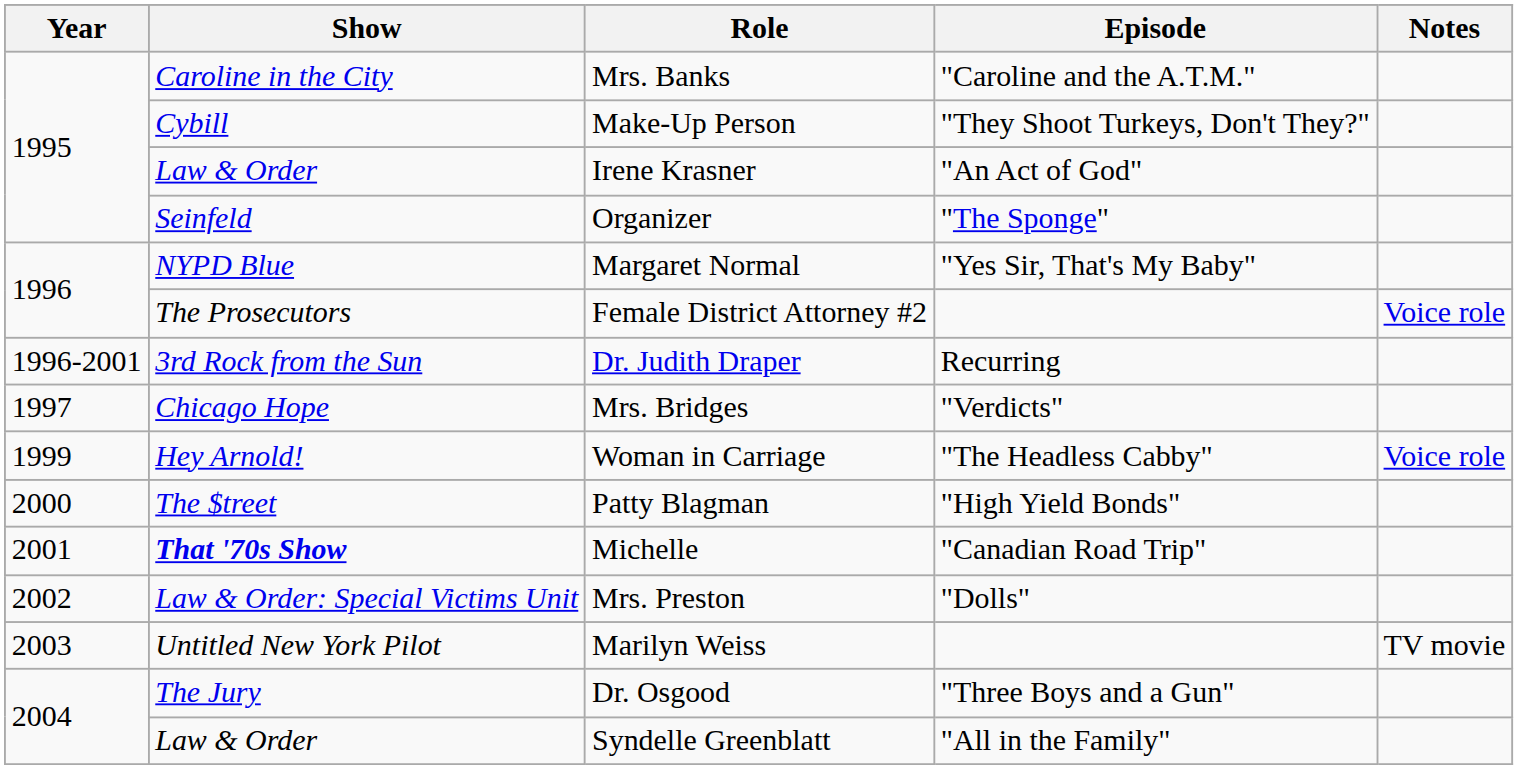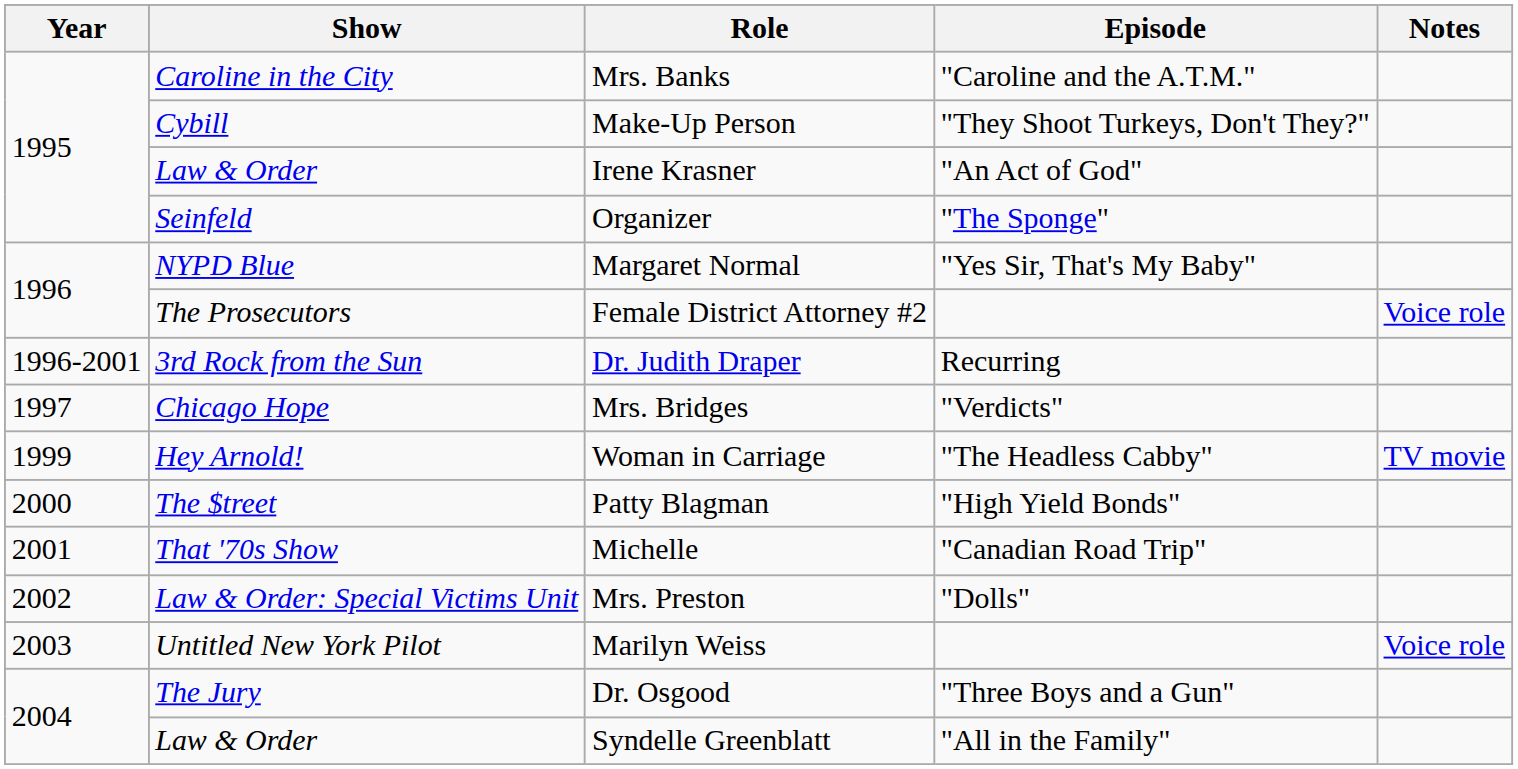(1444, 455) Voice role -> (1444, 455) TV movie
(251, 550) bold -> (247, 550) normal
(1444, 645) TV movie -> (1444, 645) Voice role
